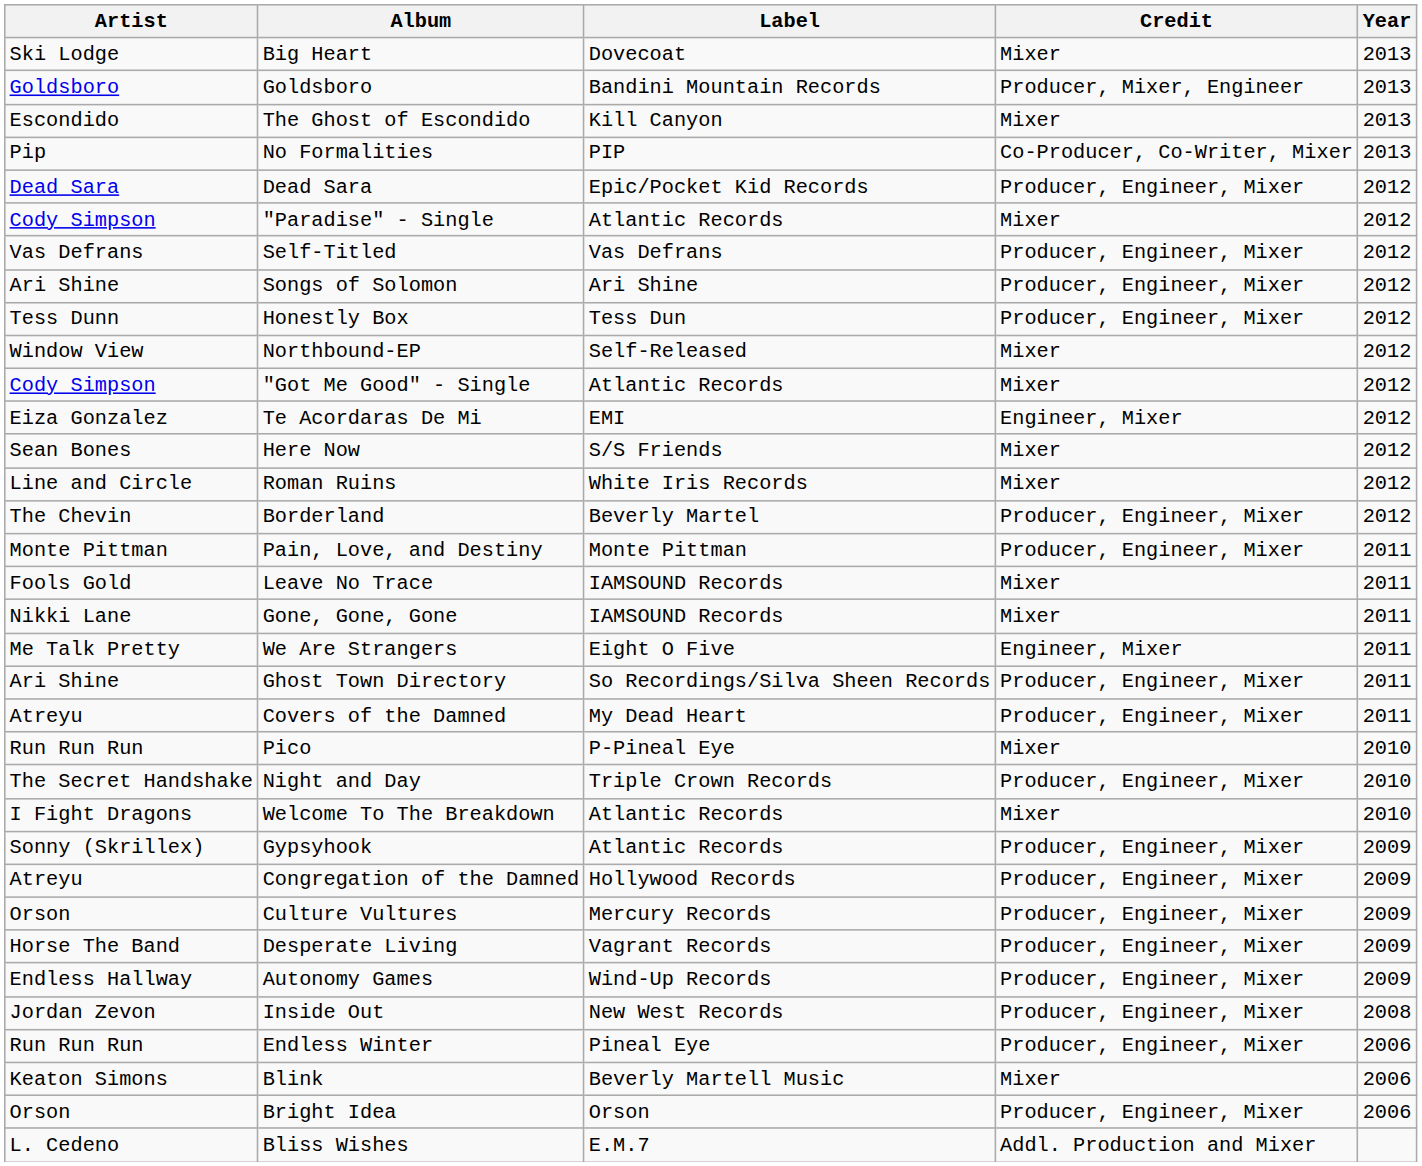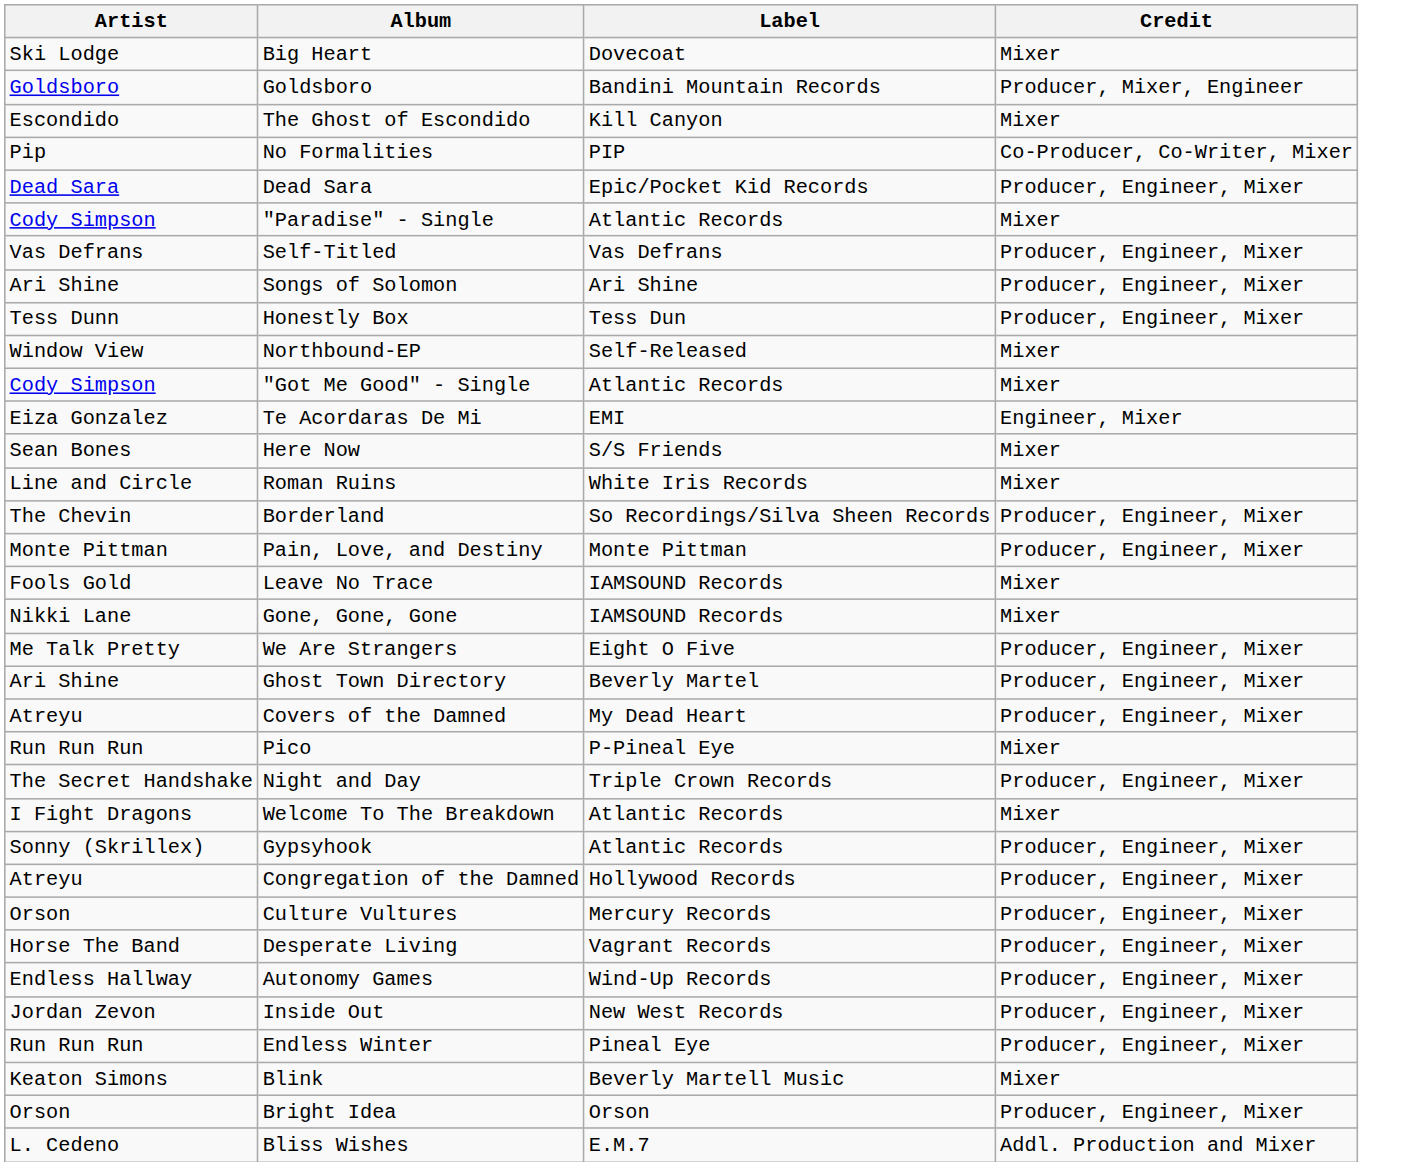- column: (1387, 21)
(674, 517) Beverly Martel -> (790, 517) So Recordings/Silva Sheen Records
(1091, 649) Engineer, Mixer -> (1152, 649) Producer, Engineer, Mixer
(790, 682) So Recordings/Silva Sheen Records -> (674, 682) Beverly Martel
